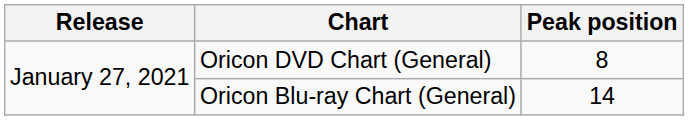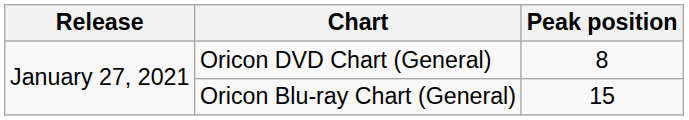(602, 96) 14 -> (602, 96) 15
